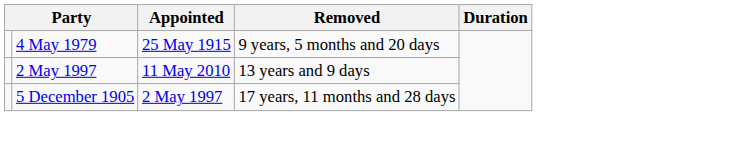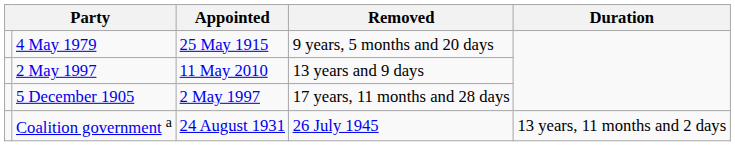+ row: (94, 125)
